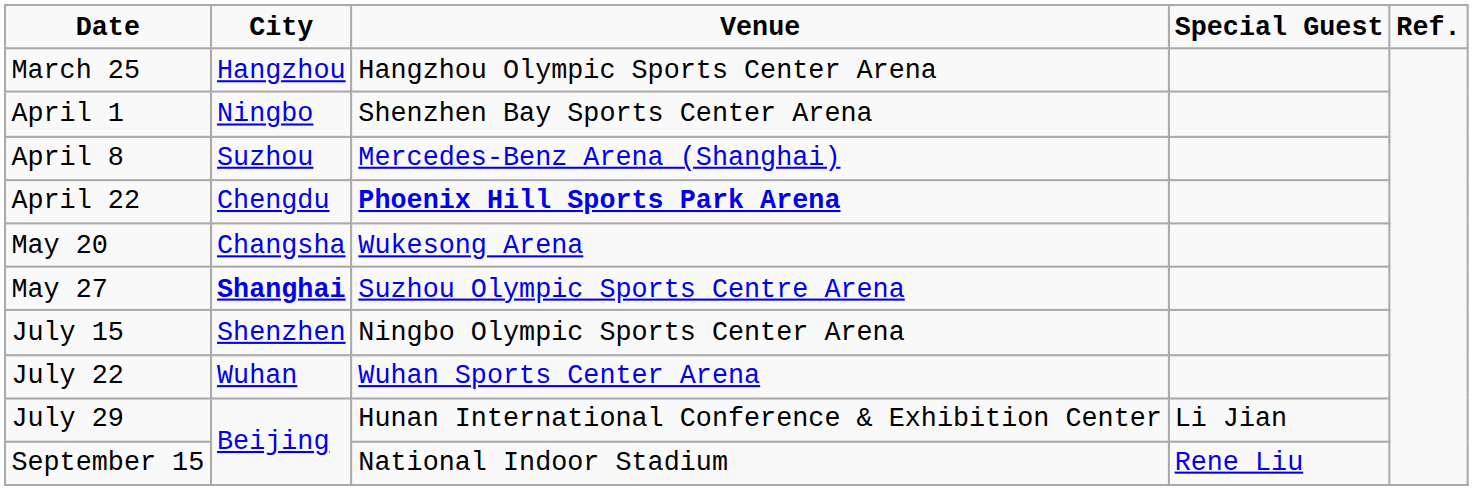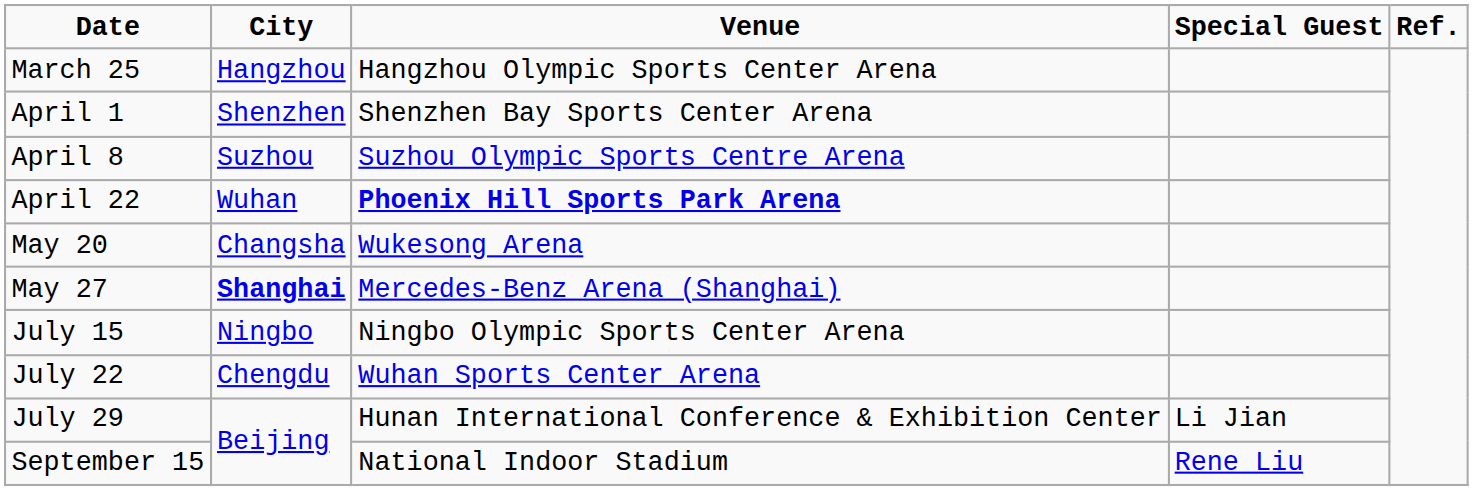(265, 114) Ningbo -> (281, 114) Shenzhen
(599, 158) Mercedes-Benz Arena (Shanghai) -> (632, 158) Suzhou Olympic Sports Centre Arena
(273, 201) Chengdu -> (257, 201) Wuhan
(632, 289) Suzhou Olympic Sports Centre Arena -> (599, 289) Mercedes-Benz Arena (Shanghai)
(281, 332) Shenzhen -> (265, 332) Ningbo
(257, 376) Wuhan -> (273, 376) Chengdu
